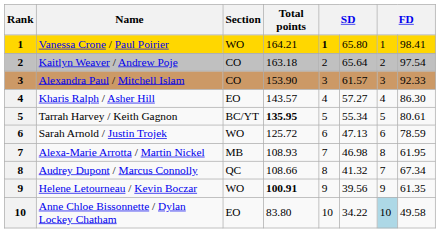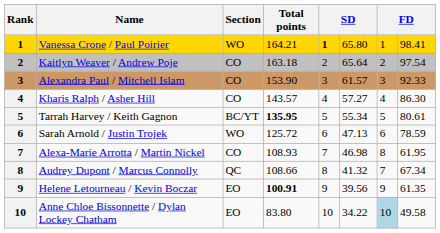(233, 98) EO -> (233, 98) CO
(234, 152) MB -> (233, 152) CO
(235, 188) WO -> (233, 188) EO
